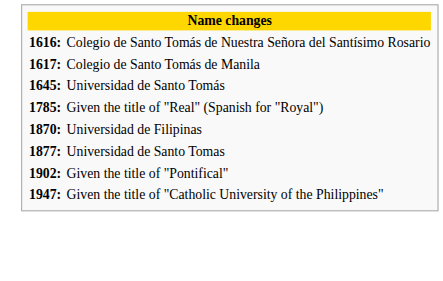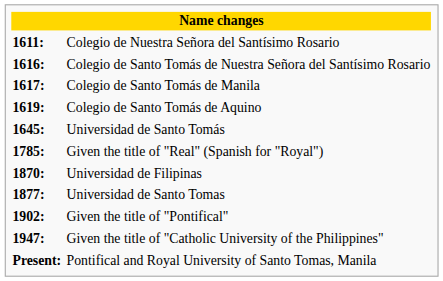+ row: (203, 42)
+ row: (164, 108)
+ row: (222, 260)
